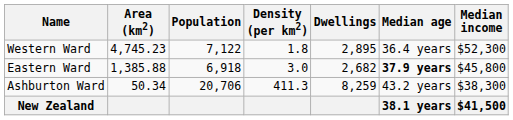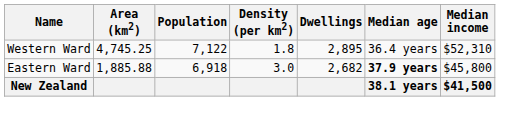(138, 49) 4,745.23 -> (124, 49) 4,745.25
(481, 49) $52,300 -> (468, 49) $52,310
(138, 68) 1,385.88 -> (124, 68) 1,885.88
- row: (56, 87)
